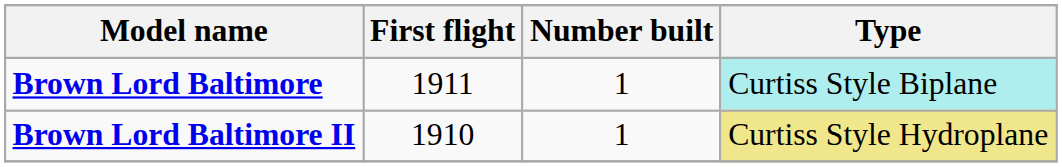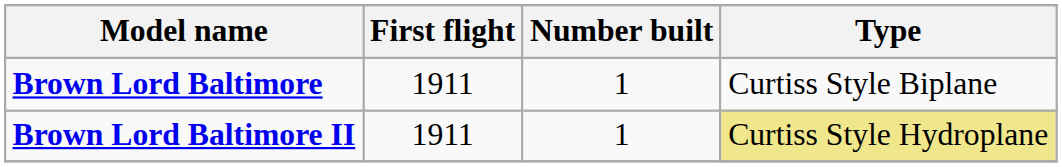(863, 83) paleturquoise background -> (863, 83) no background
(443, 135) 1910 -> (443, 135) 1911
